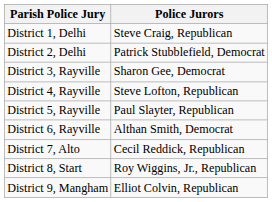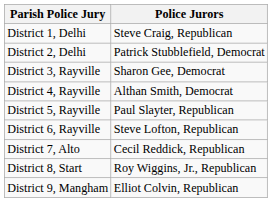(176, 91) Steve Lofton, Republican -> (173, 91) Althan Smith, Democrat
(173, 129) Althan Smith, Democrat -> (176, 129) Steve Lofton, Republican
